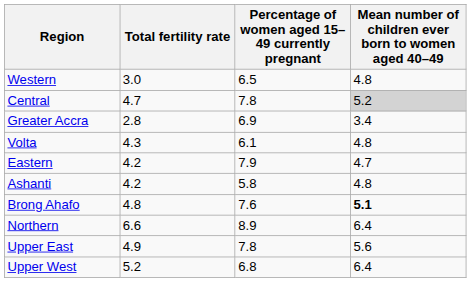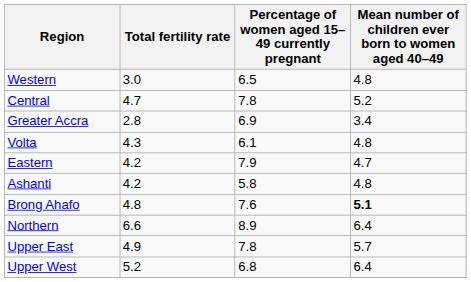(363, 100) lightgrey background -> (363, 100) no background
(363, 246) 5.6 -> (363, 246) 5.7
